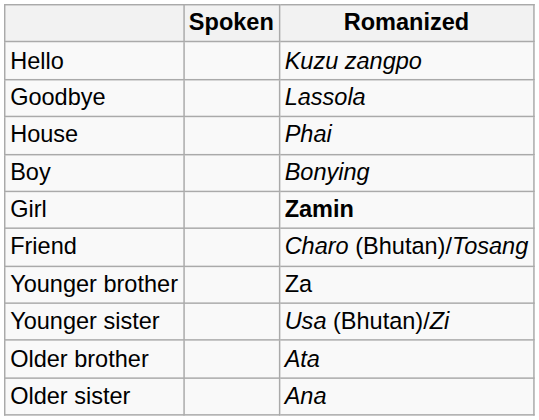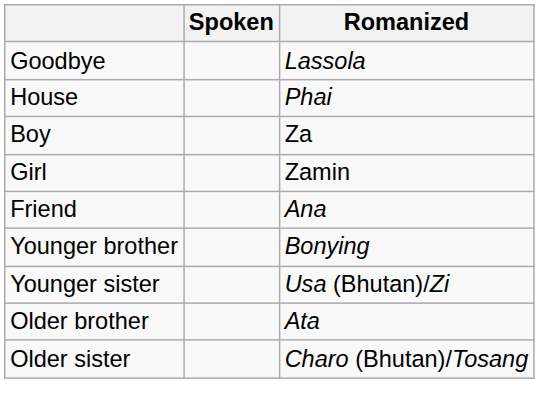- row: (37, 60)
(327, 172) Bonying -> (298, 135) Za
(319, 209) bold -> (317, 172) normal
(406, 246) Charo (Bhutan)/Tosang -> (306, 209) Ana
(298, 284) Za -> (327, 246) Bonying
(306, 396) Ana -> (406, 358) Charo (Bhutan)/Tosang
